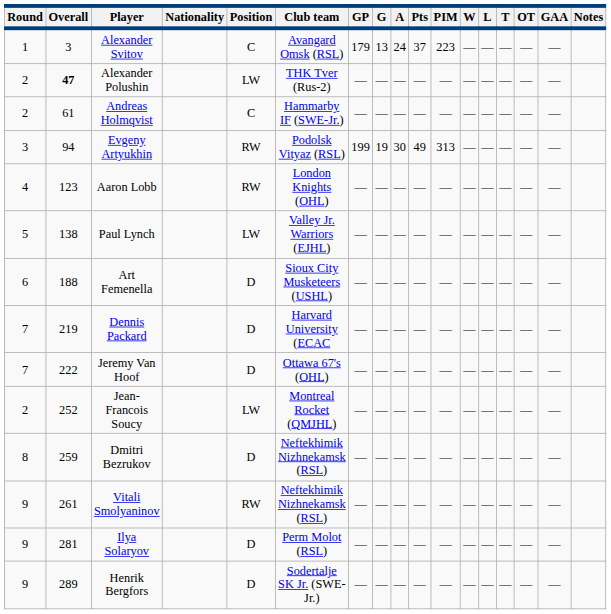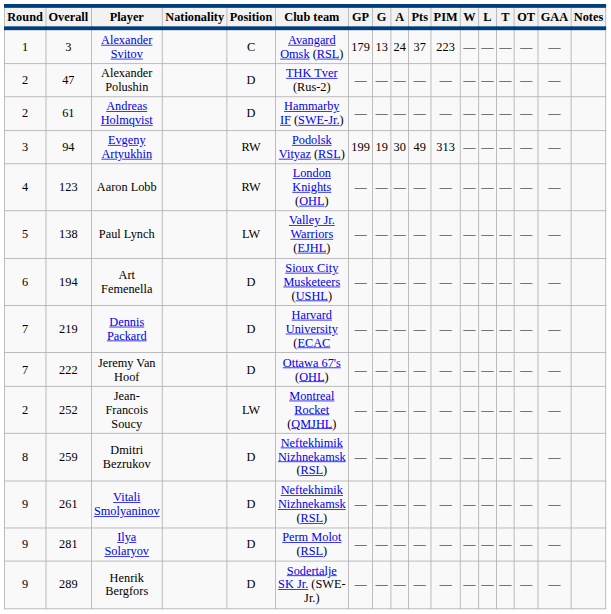(68, 80) bold -> (68, 80) normal
(251, 80) LW -> (251, 80) D
(251, 113) C -> (251, 113) D
(68, 281) 188 -> (68, 281) 194
(251, 504) RW -> (251, 504) D
